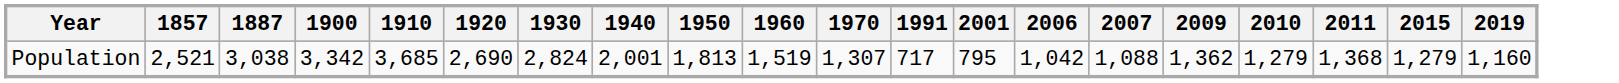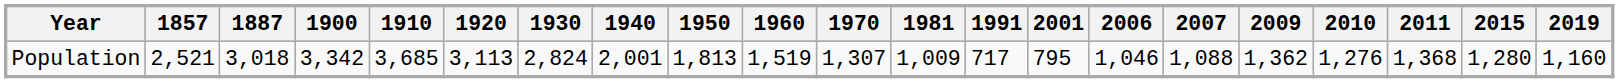+ column: (929, 24)
(257, 59) 3,038 -> (257, 59) 3,018
(481, 59) 2,690 -> (481, 59) 3,113
(1052, 59) 1,042 -> (1127, 59) 1,046
(1276, 59) 1,279 -> (1350, 59) 1,276
(1425, 59) 1,279 -> (1500, 59) 1,280
